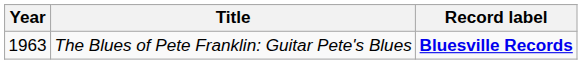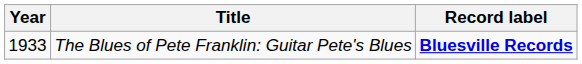(28, 45) 1963 -> (28, 45) 1933
